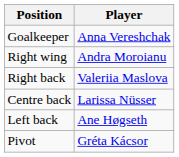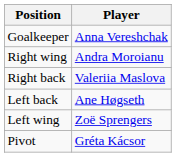- row: (39, 99)
+ row: (33, 120)
